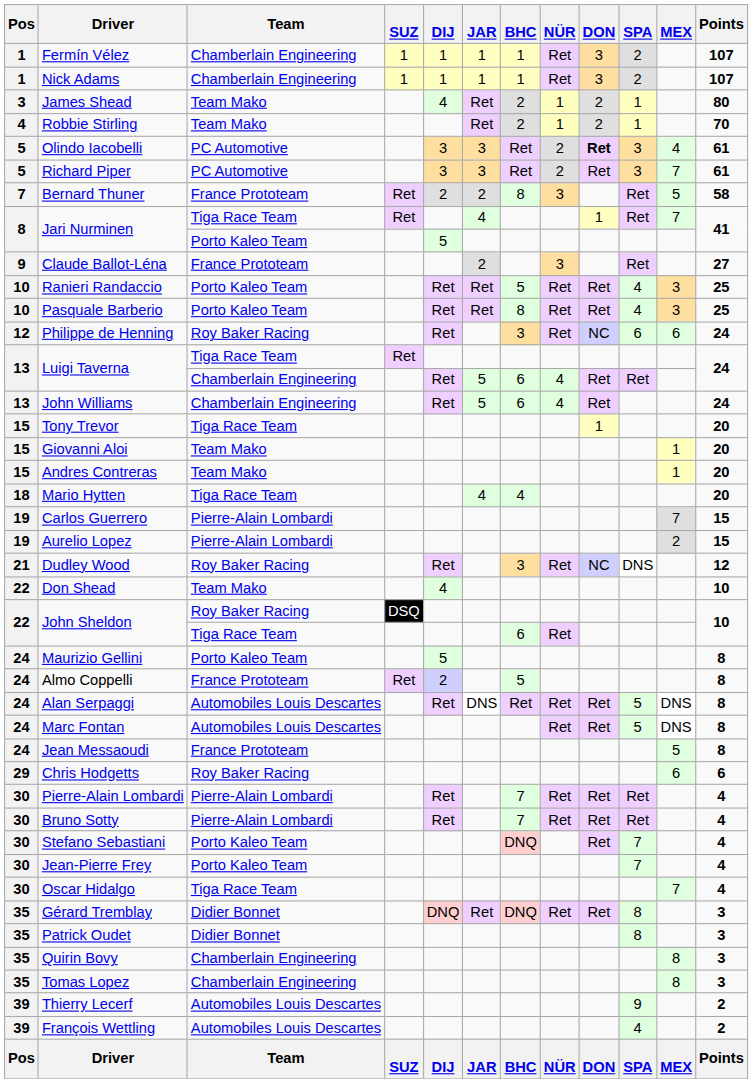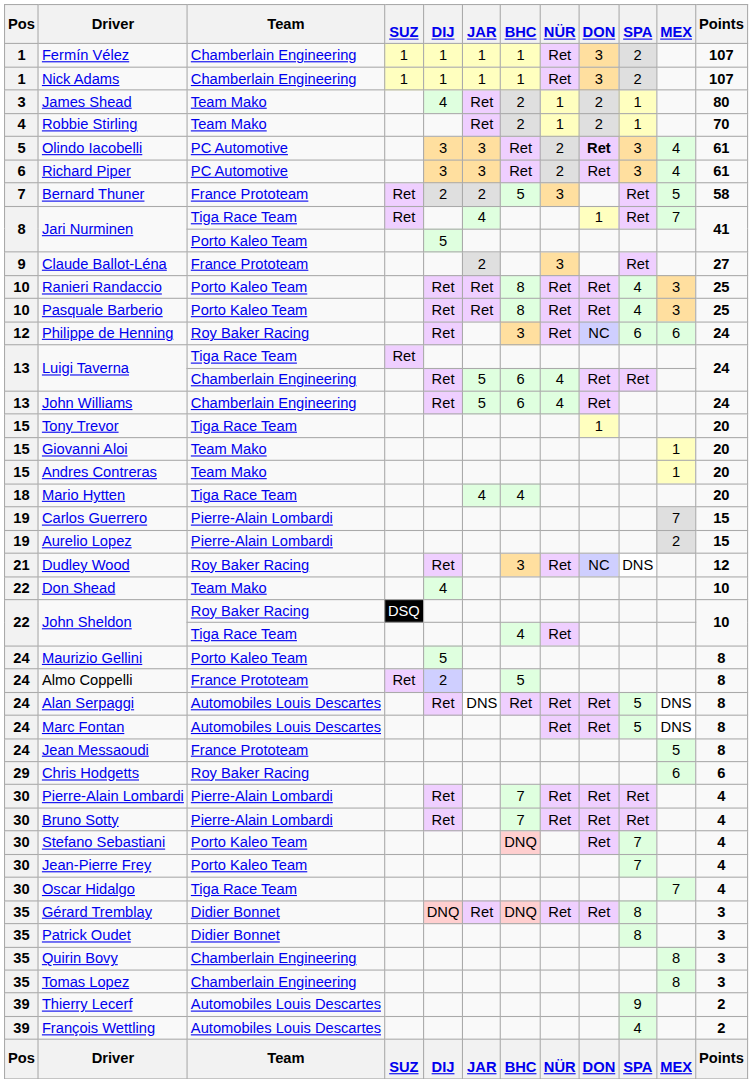(21, 171) 5 -> (21, 171) 6
(676, 171) 7 -> (676, 171) 4
(521, 194) 8 -> (521, 194) 5
(521, 287) 5 -> (521, 287) 8
(521, 634) 6 -> (521, 634) 4
